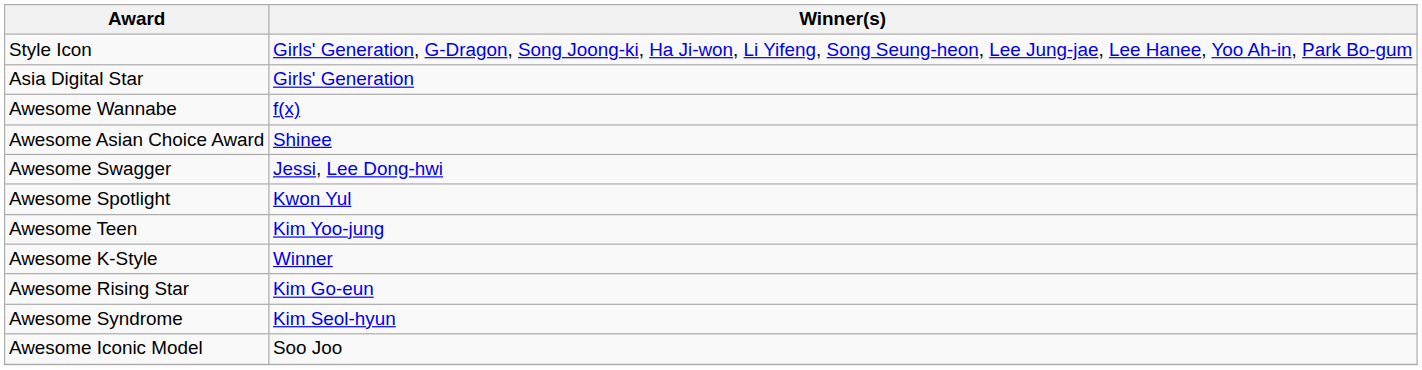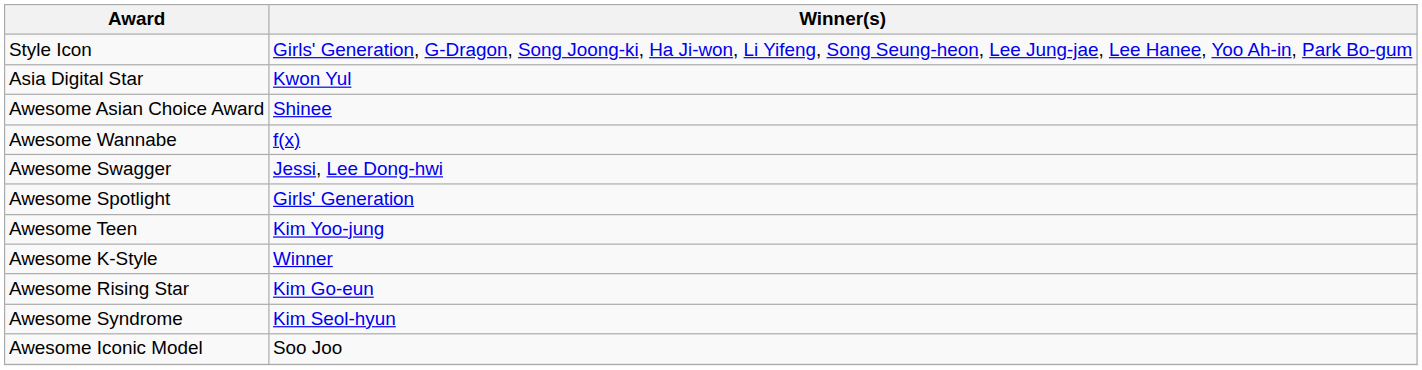(344, 79) Girls' Generation -> (312, 79) Kwon Yul
rows swapped: (137, 139) <-> (93, 109)
(312, 199) Kwon Yul -> (344, 199) Girls' Generation
